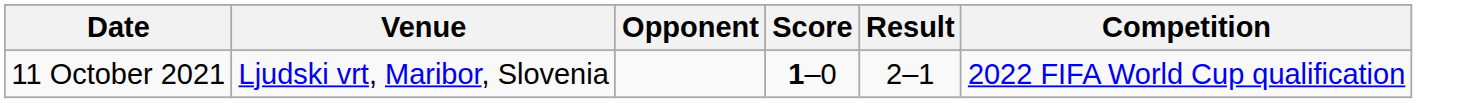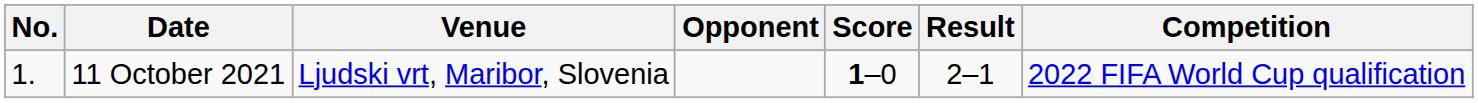+ column: (35, 27)
